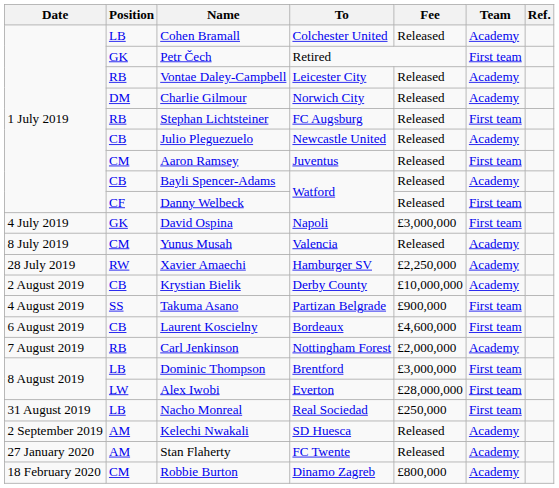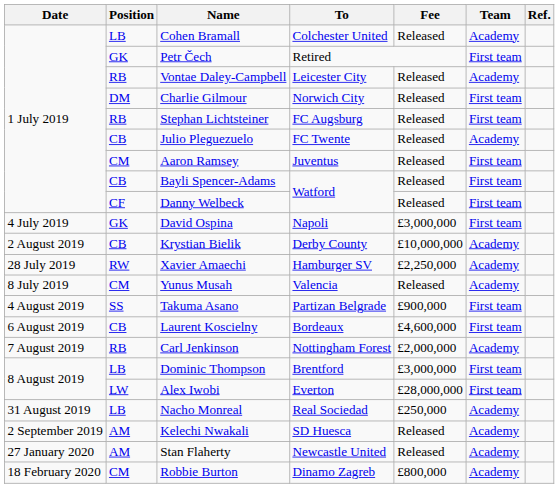(494, 98) Academy -> (495, 98) First team
(339, 139) Newcastle United -> (321, 139) FC Twente
(494, 181) Academy -> (495, 181) First team
rows swapped: (196, 243) <-> (200, 285)
(495, 410) First team -> (494, 410) Academy
(321, 451) FC Twente -> (339, 451) Newcastle United
